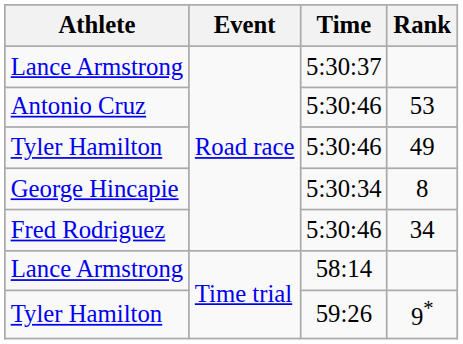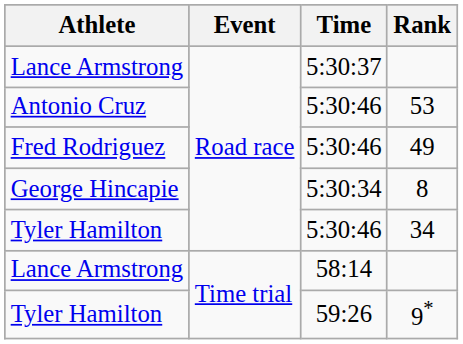(86, 147) Tyler Hamilton -> (88, 147) Fred Rodriguez
(88, 229) Fred Rodriguez -> (86, 229) Tyler Hamilton
